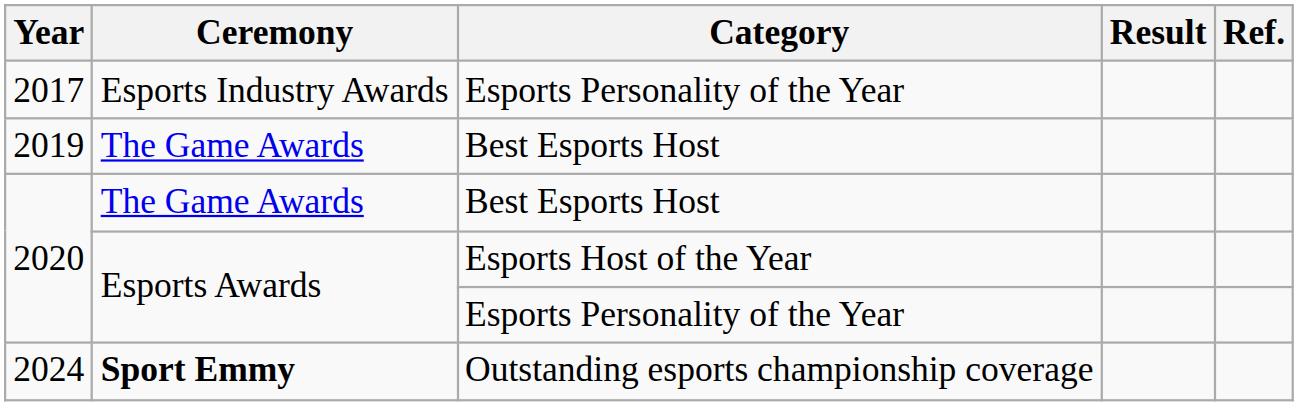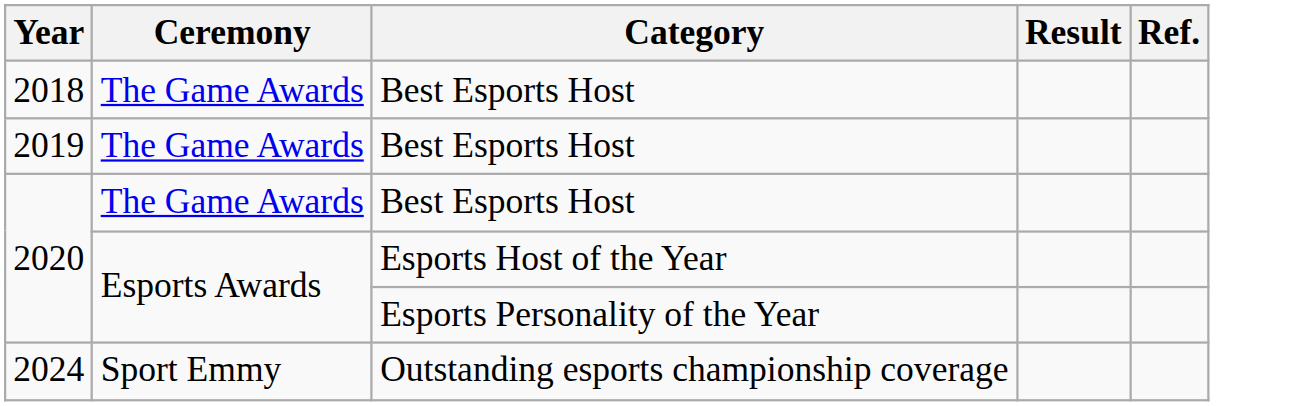- row: (49, 88)
+ row: (49, 88)
(198, 370) bold -> (191, 370) normal
